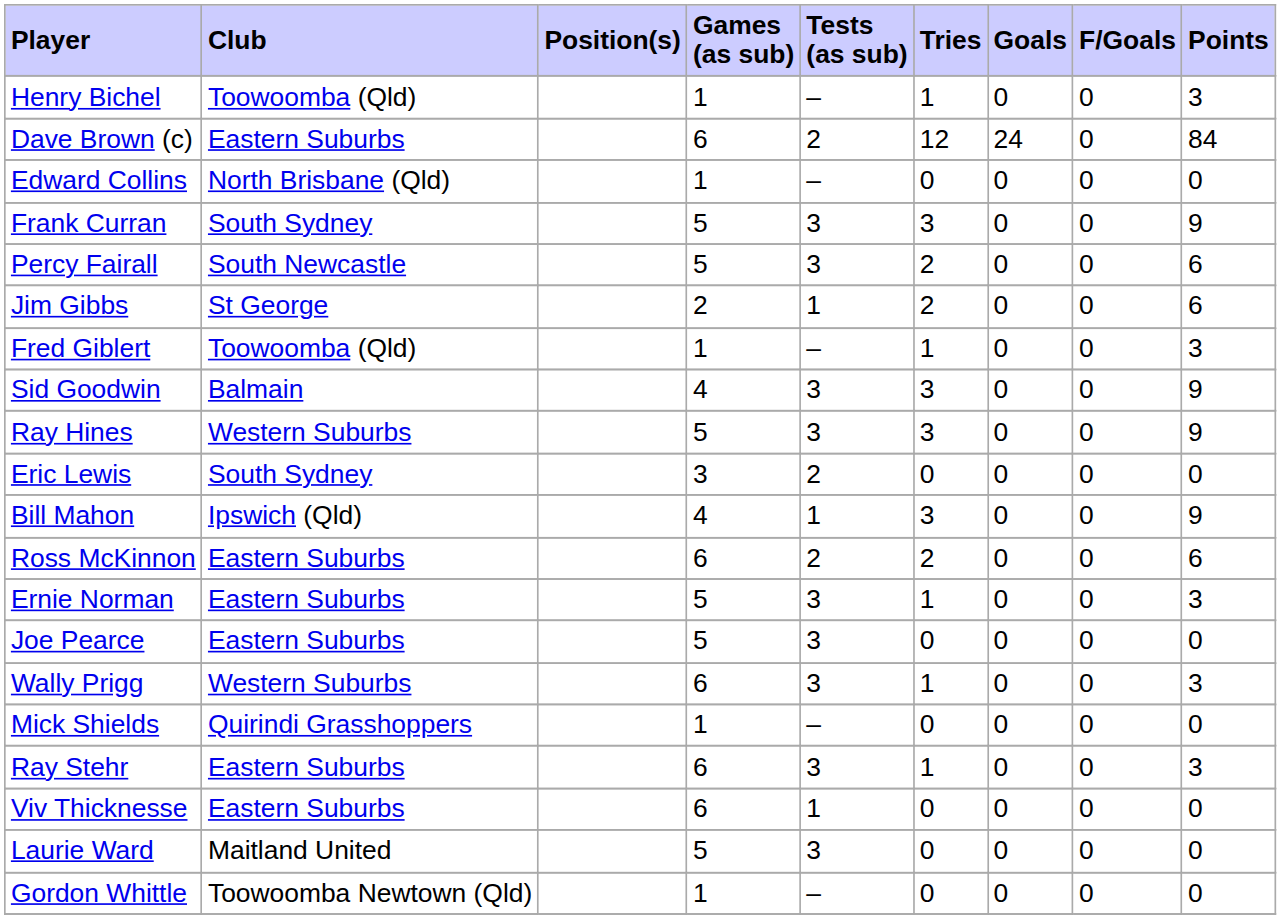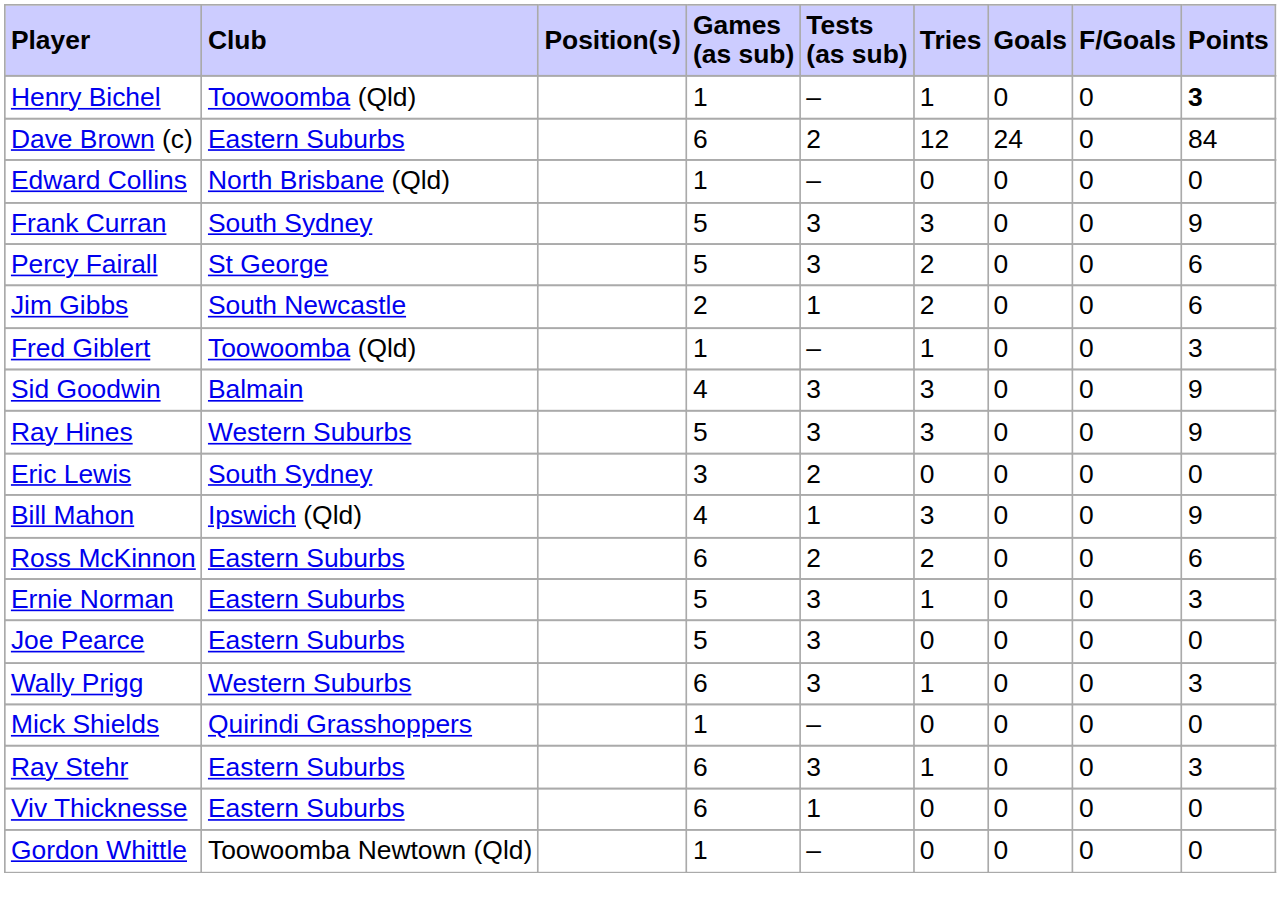(1195, 97) normal -> (1195, 97) bold
(307, 264) South Newcastle -> (268, 264) St George
(268, 306) St George -> (307, 306) South Newcastle
- row: (82, 850)
